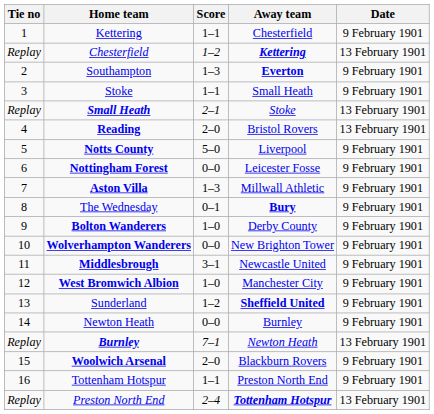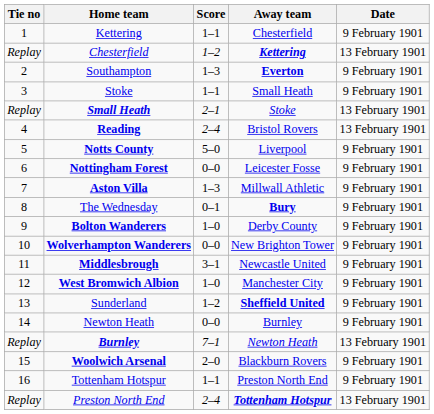(211, 129) 2–0 -> (211, 129) 2–4
